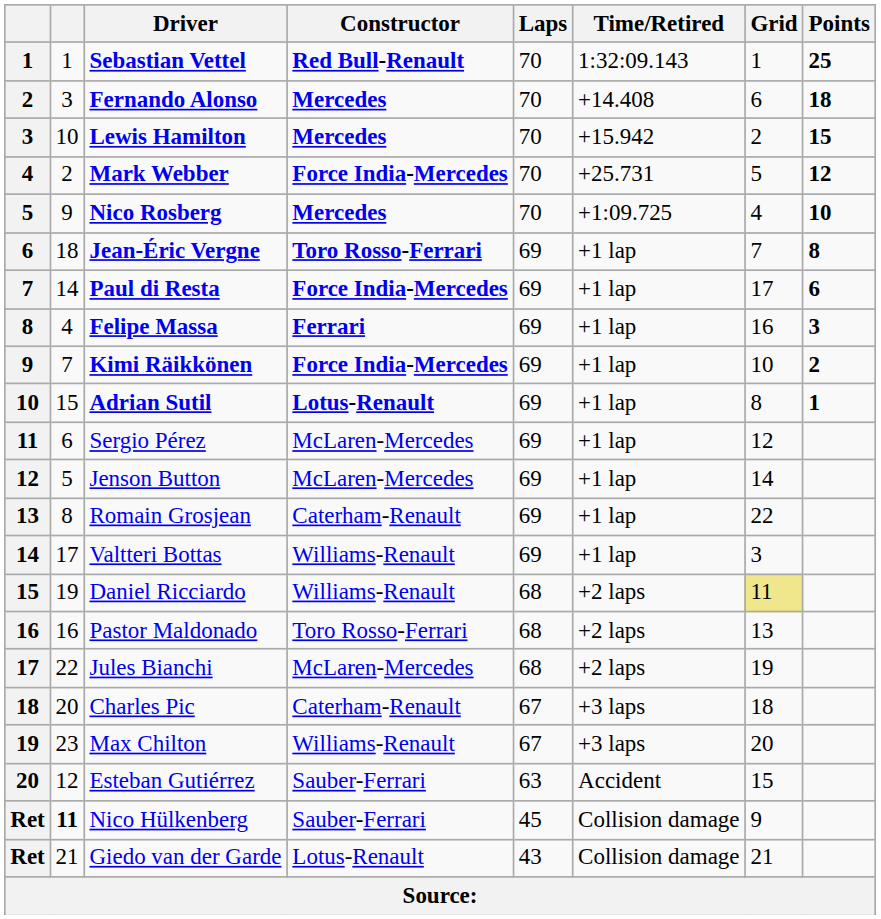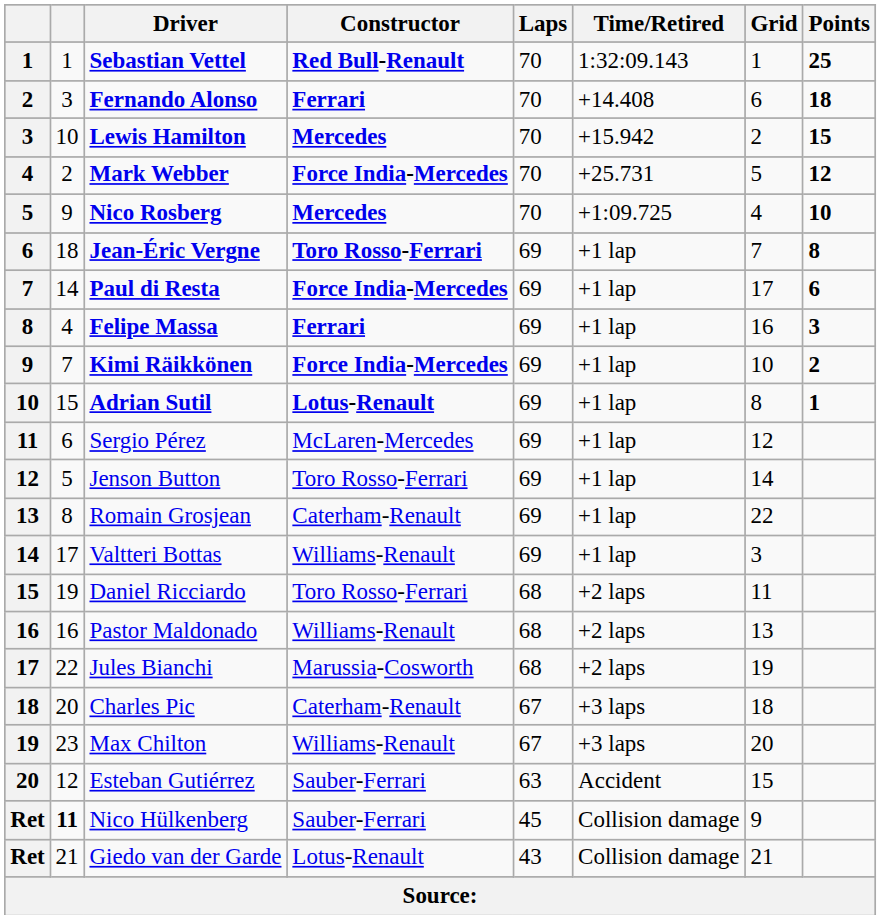(339, 98) Mercedes -> (329, 98) Ferrari
(383, 478) McLaren-Mercedes -> (380, 478) Toro Rosso-Ferrari
(374, 591) Williams-Renault -> (380, 591) Toro Rosso-Ferrari
(761, 591) khaki background -> (761, 591) no background
(380, 629) Toro Rosso-Ferrari -> (374, 629) Williams-Renault
(383, 667) McLaren-Mercedes -> (383, 667) Marussia-Cosworth
